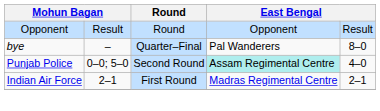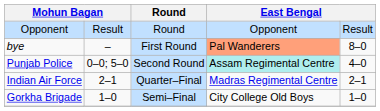(169, 47) Quarter–Final -> (169, 47) First Round
(245, 47) no background -> (245, 47) lightsalmon background
(169, 81) First Round -> (169, 81) Quarter–Final
+ row: (44, 98)
